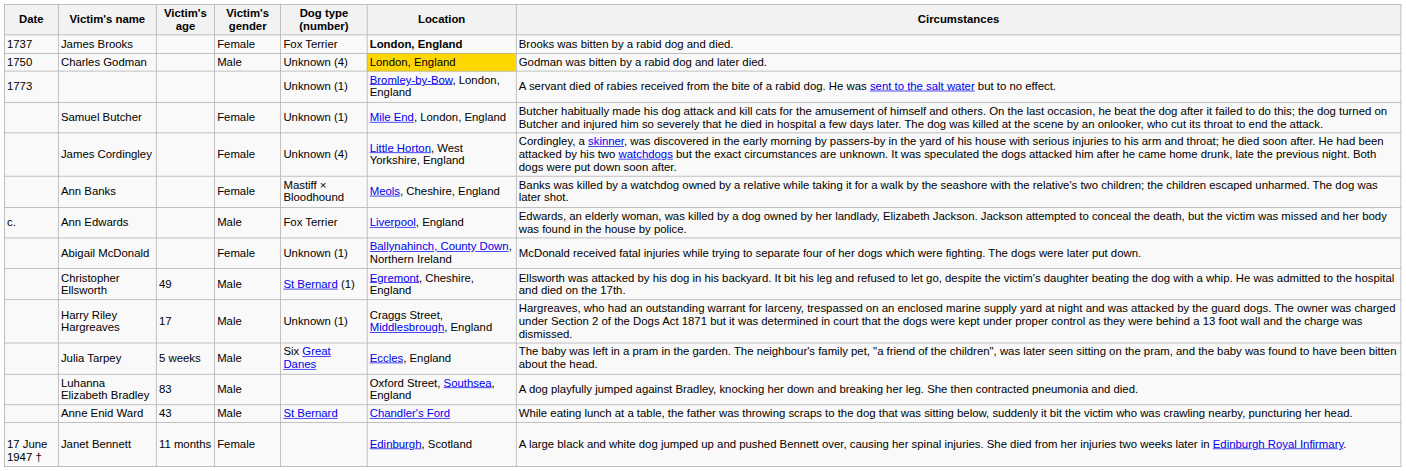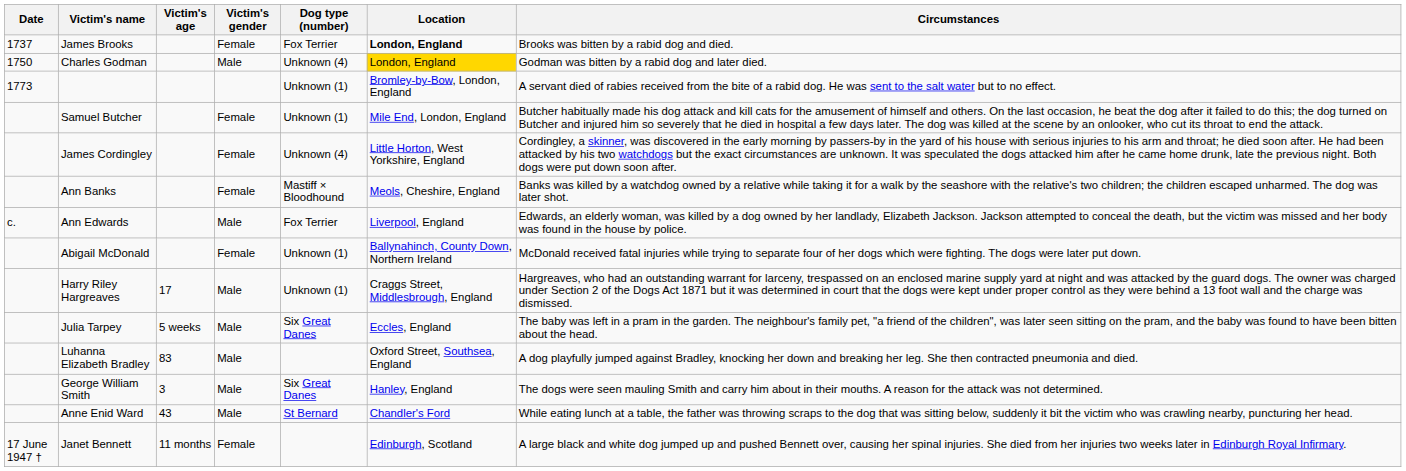- row: (90, 284)
+ row: (100, 389)
